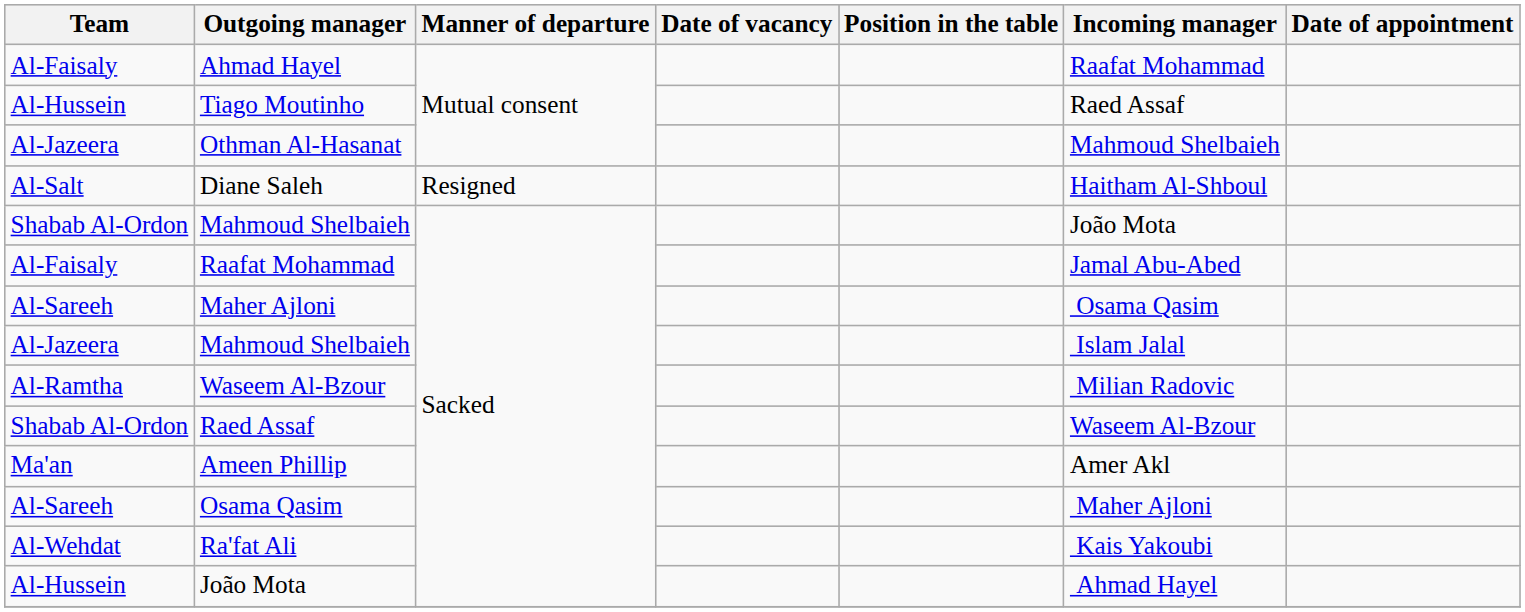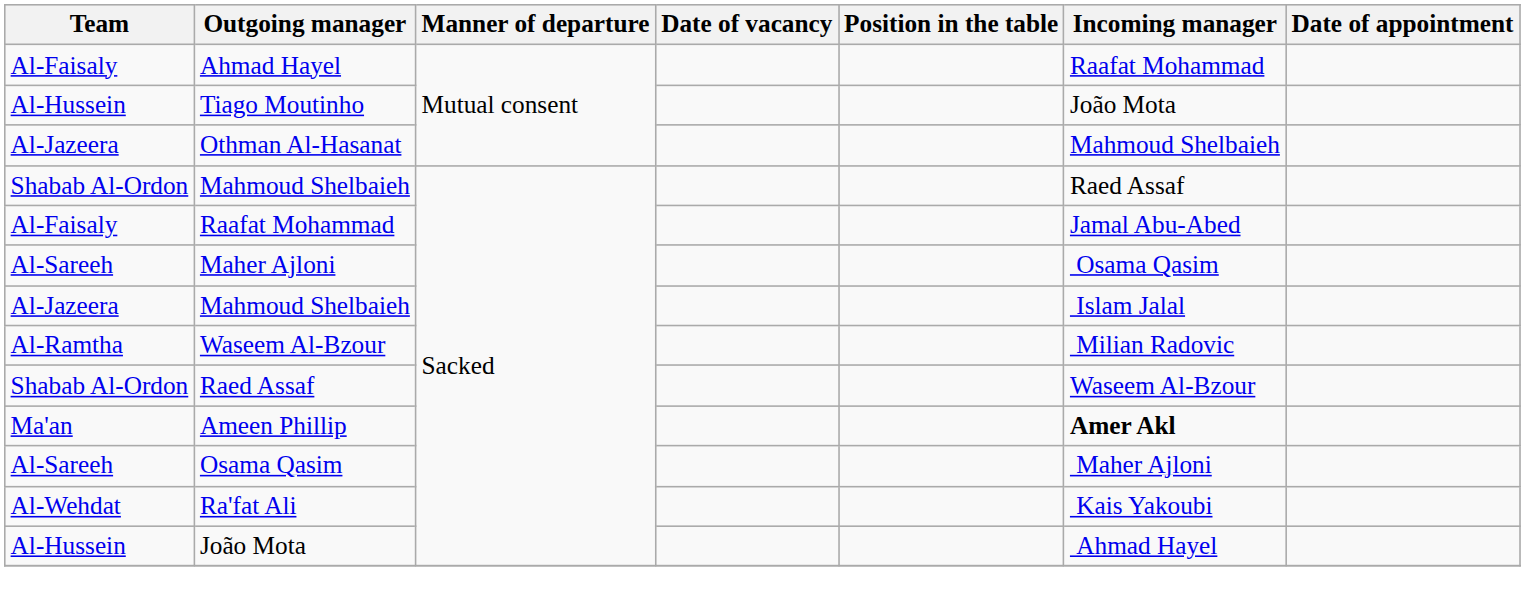(1127, 104) Raed Assaf -> (1123, 104) João Mota
- row: (47, 184)
(1123, 225) João Mota -> (1127, 184) Raed Assaf
(1120, 465) normal -> (1123, 425) bold
